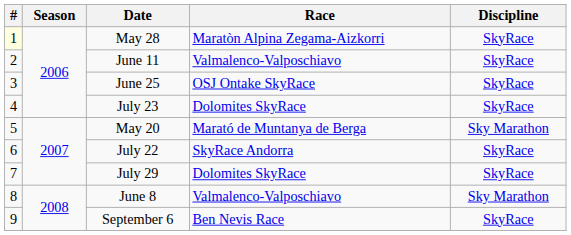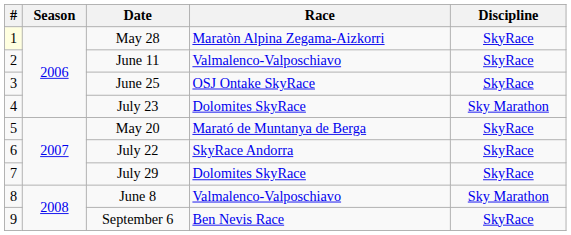(508, 106) SkyRace -> (508, 106) Sky Marathon
(508, 128) Sky Marathon -> (508, 128) SkyRace
